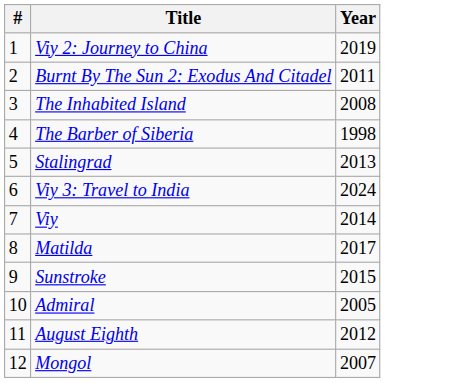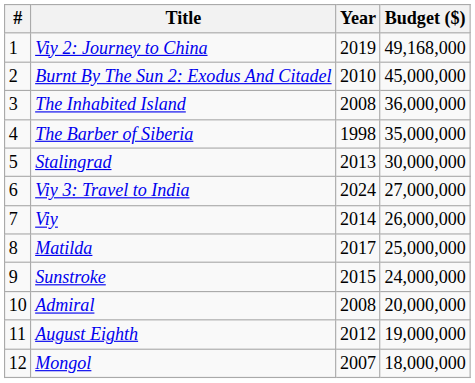+ column: (425, 18)
(358, 76) 2011 -> (358, 76) 2010
(358, 305) 2005 -> (358, 305) 2008
